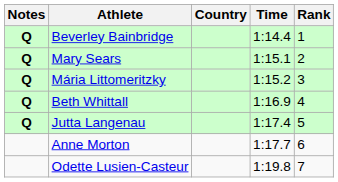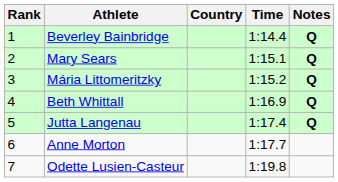columns swapped: (314, 15) <-> (26, 15)
